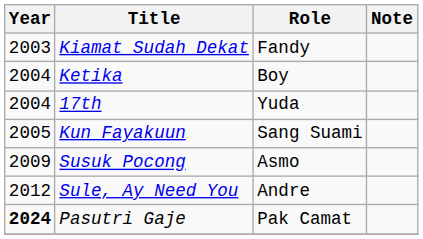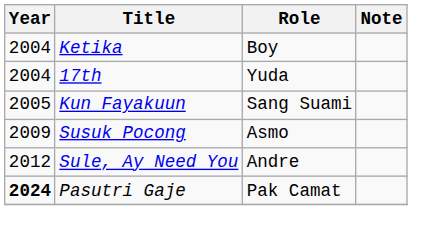- row: (154, 48)
